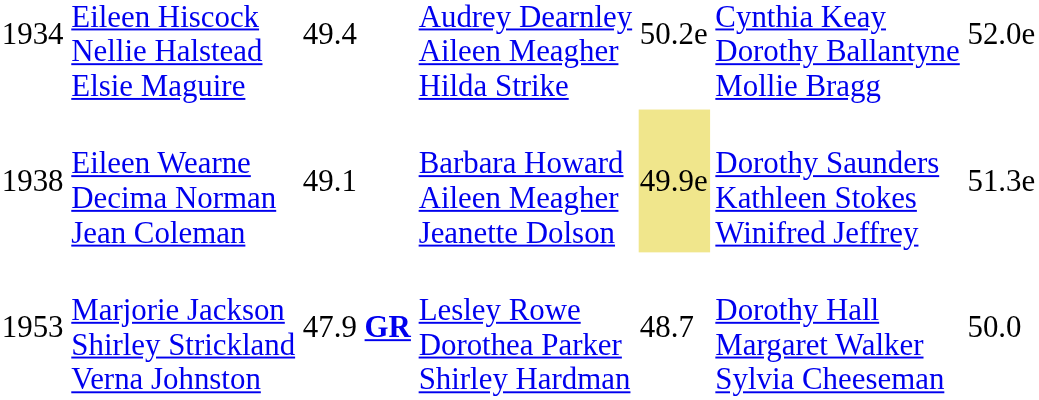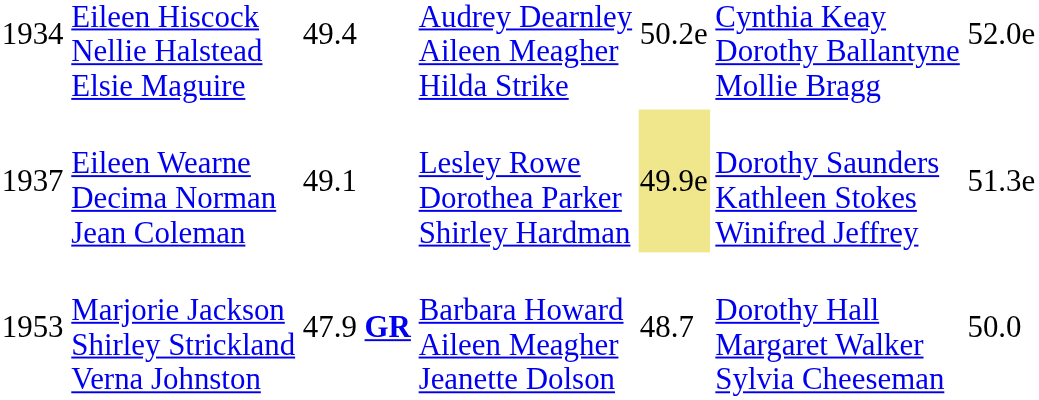(33, 180) 1938 -> (33, 180) 1937
(521, 197) Barbara Howard Aileen Meagher Jeanette Dolson -> (525, 197) Lesley Rowe Dorothea Parker Shirley Hardman
(525, 344) Lesley Rowe Dorothea Parker Shirley Hardman -> (521, 344) Barbara Howard Aileen Meagher Jeanette Dolson
